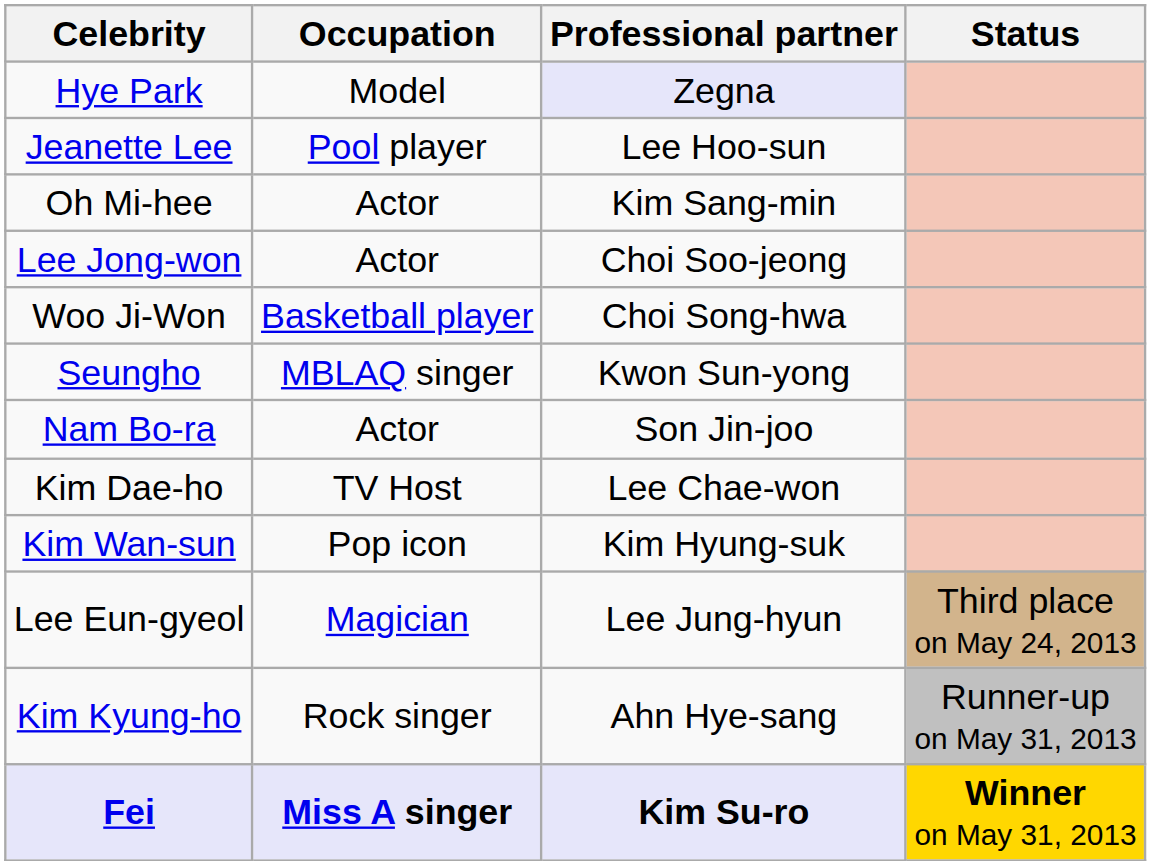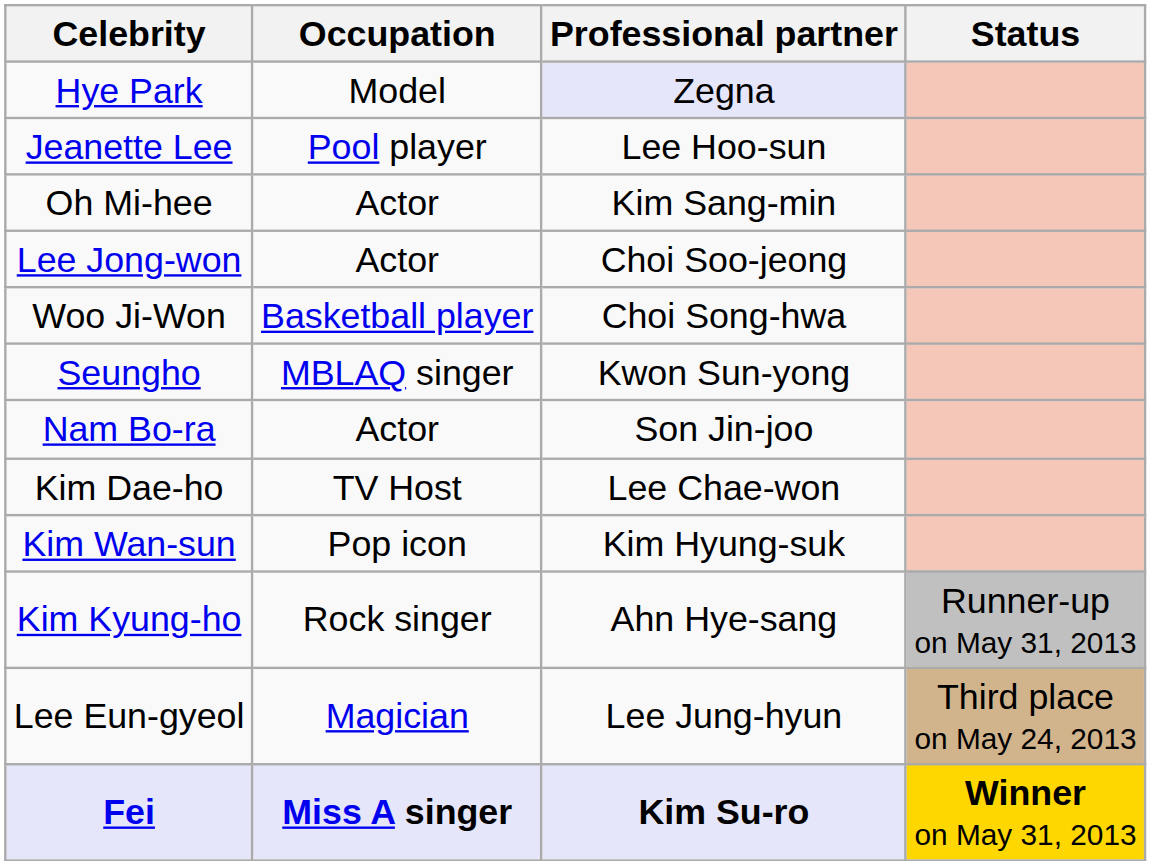rows swapped: (129, 619) <-> (129, 715)
